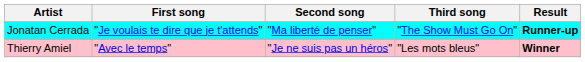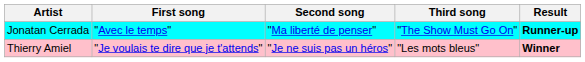(178, 30) "Je voulais te dire que je t'attends" -> (133, 30) "Avec le temps"
(133, 48) "Avec le temps" -> (178, 48) "Je voulais te dire que je t'attends"
